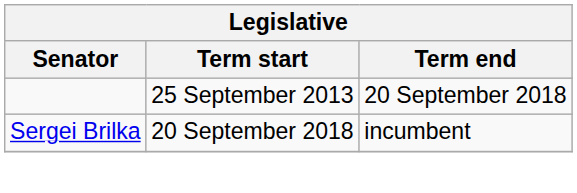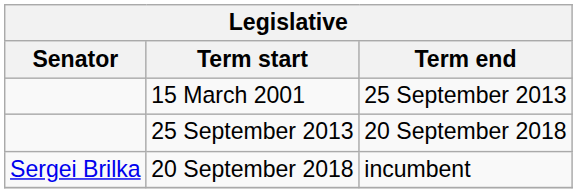+ row: (228, 95)
